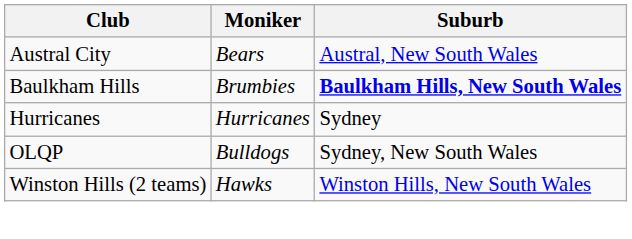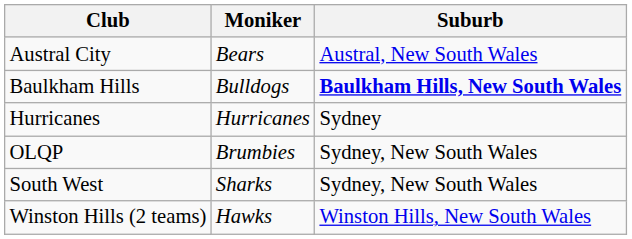(255, 86) Brumbies -> (253, 86) Bulldogs
(253, 151) Bulldogs -> (255, 151) Brumbies
+ row: (56, 184)
